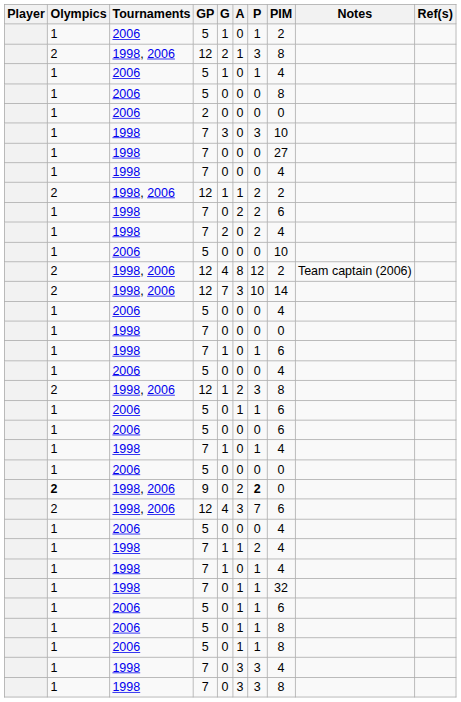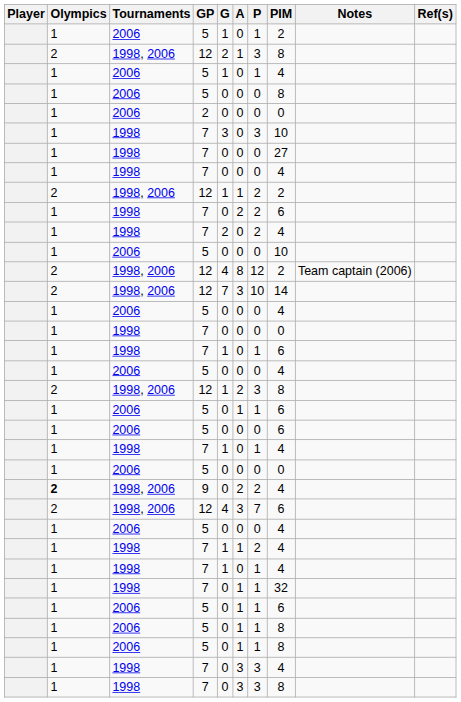(257, 489) bold -> (257, 489) normal
(281, 489) 0 -> (281, 489) 4
